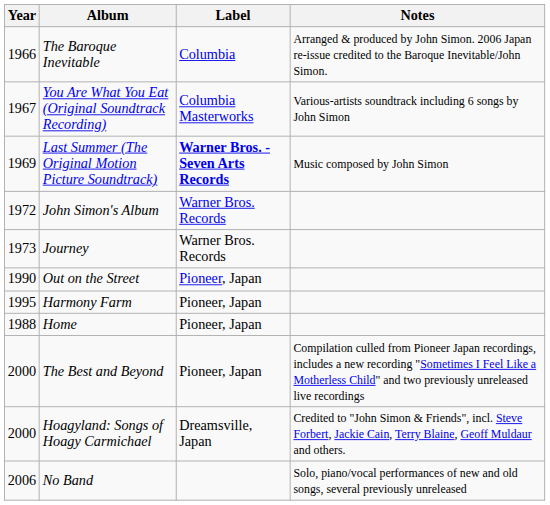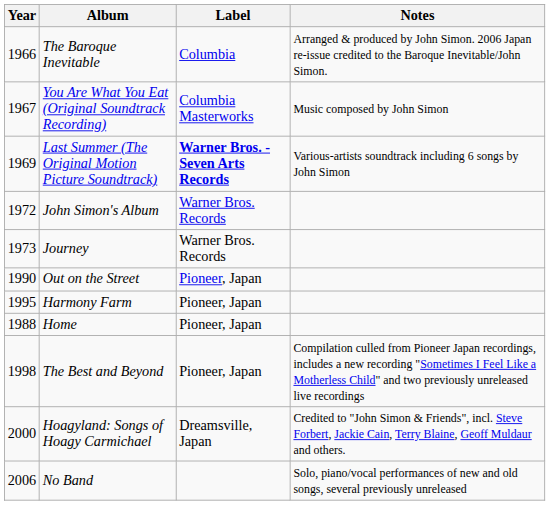(406, 109) Various-artists soundtrack including 6 songs by John Simon -> (371, 109) Music composed by John Simon
(371, 164) Music composed by John Simon -> (406, 164) Various-artists soundtrack including 6 songs by John Simon
(22, 371) 2000 -> (22, 371) 1998
